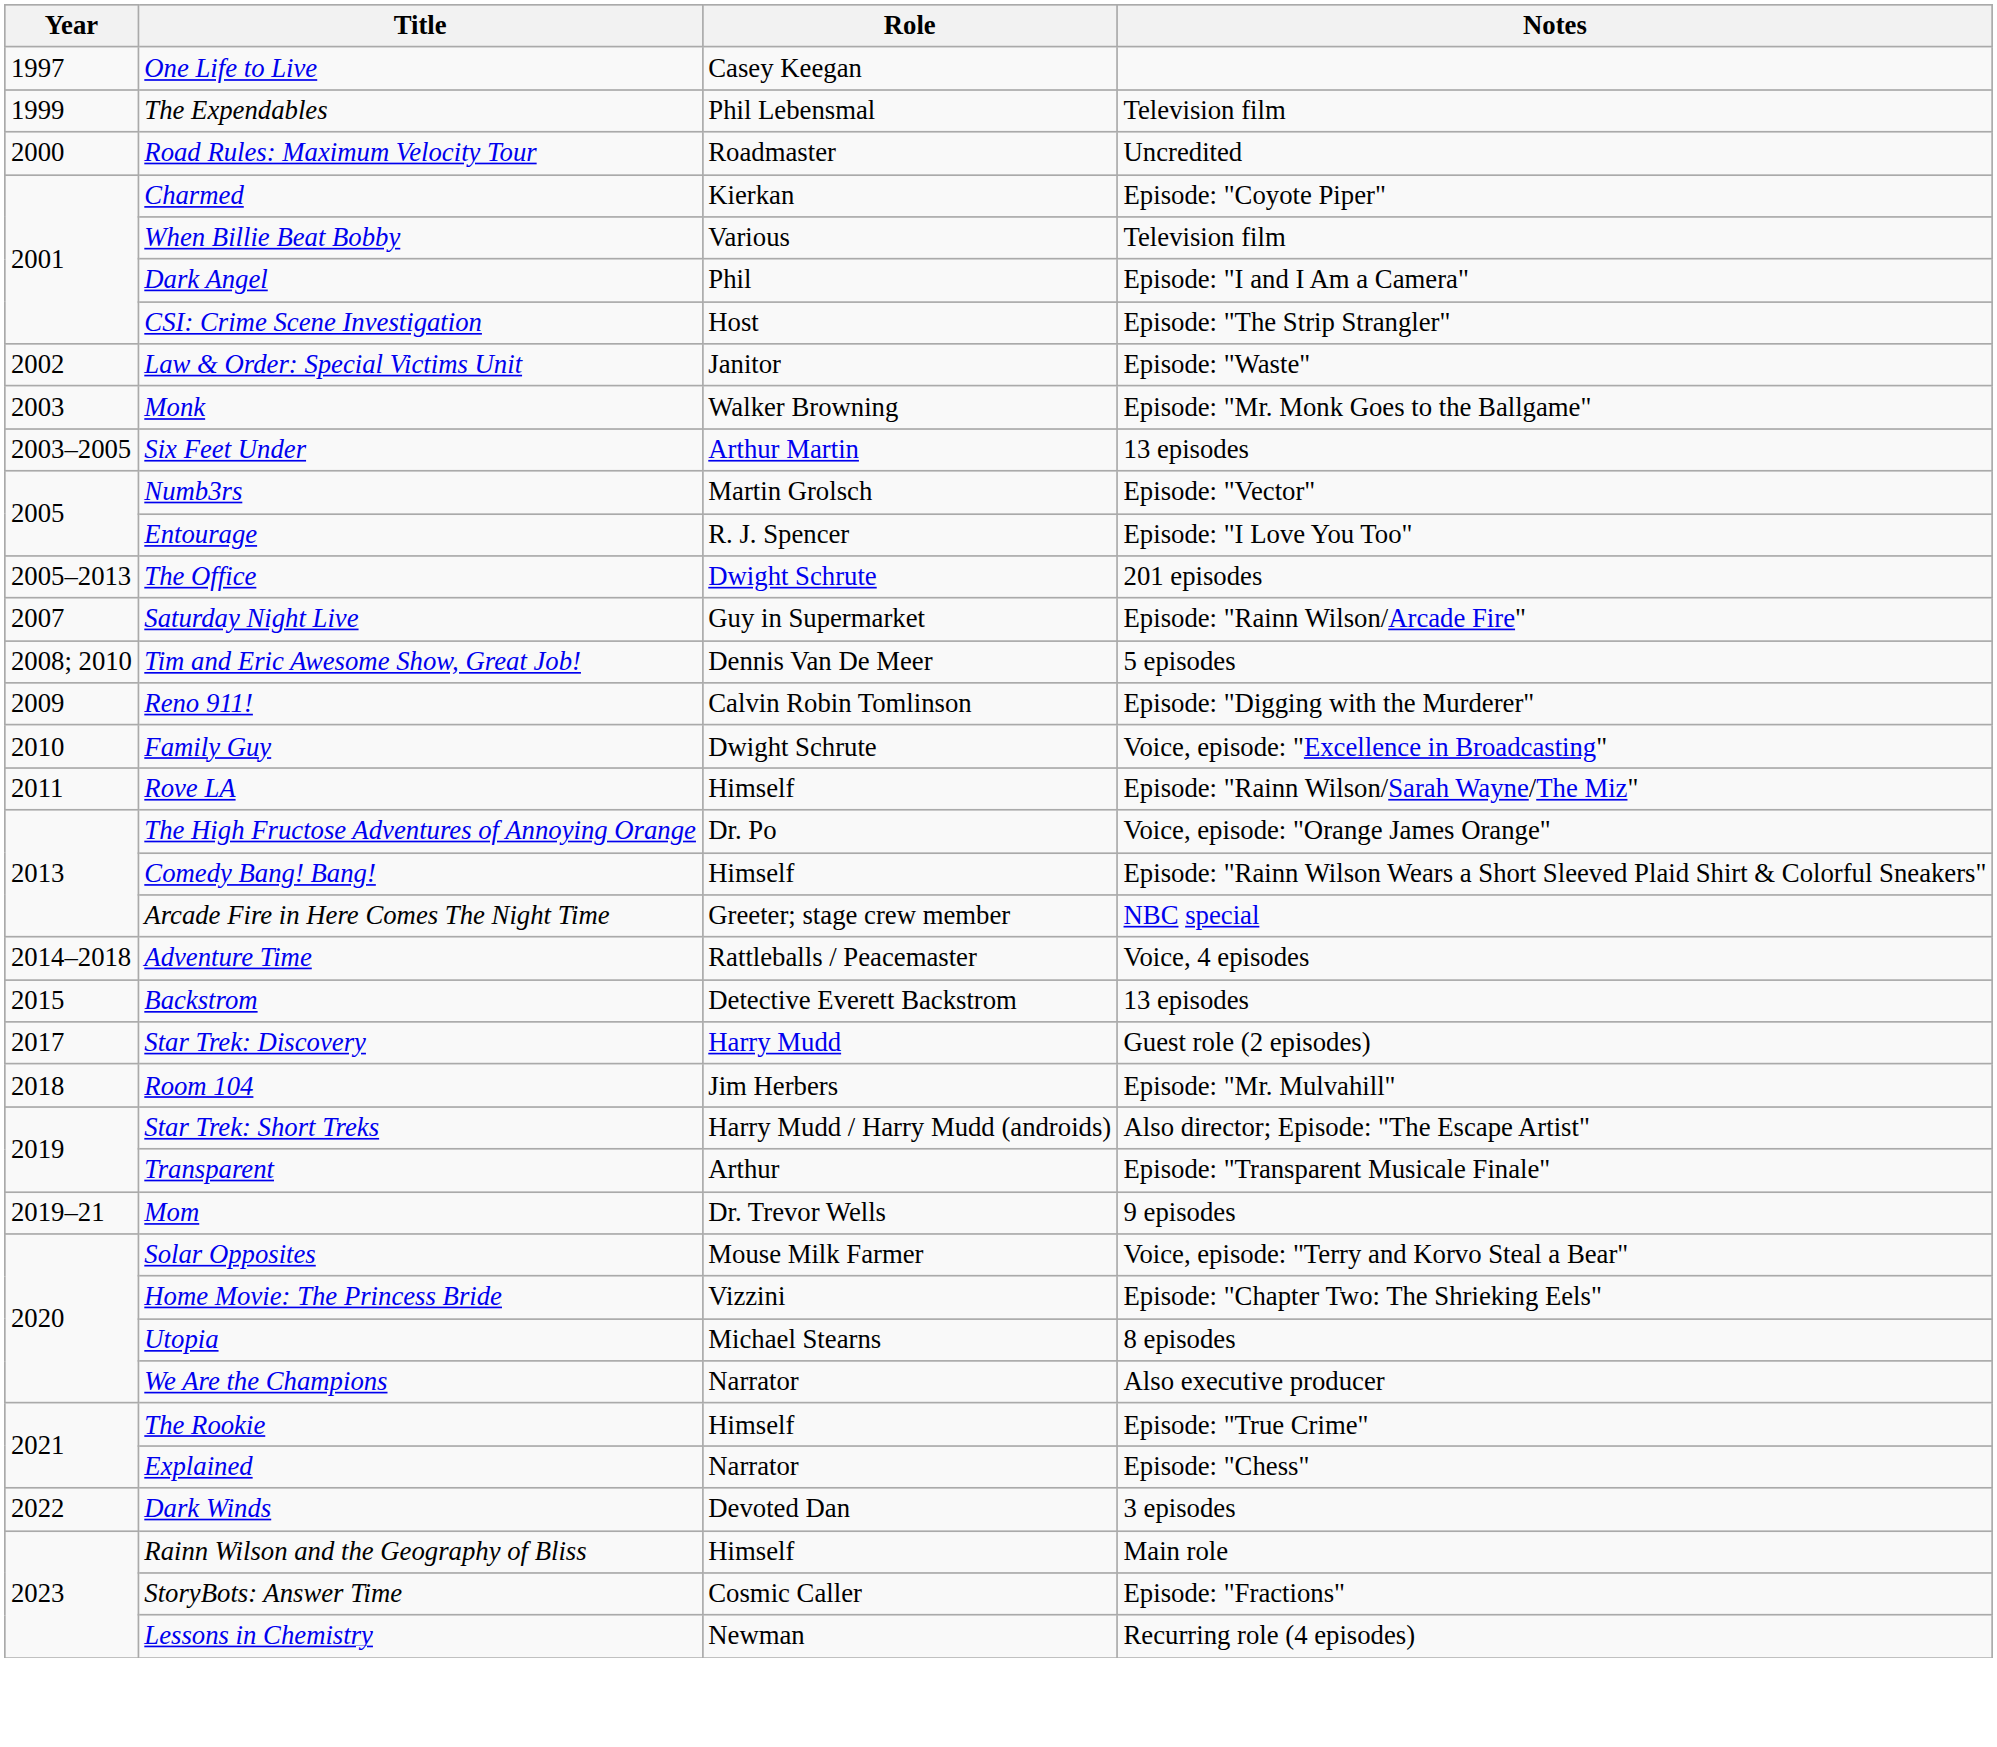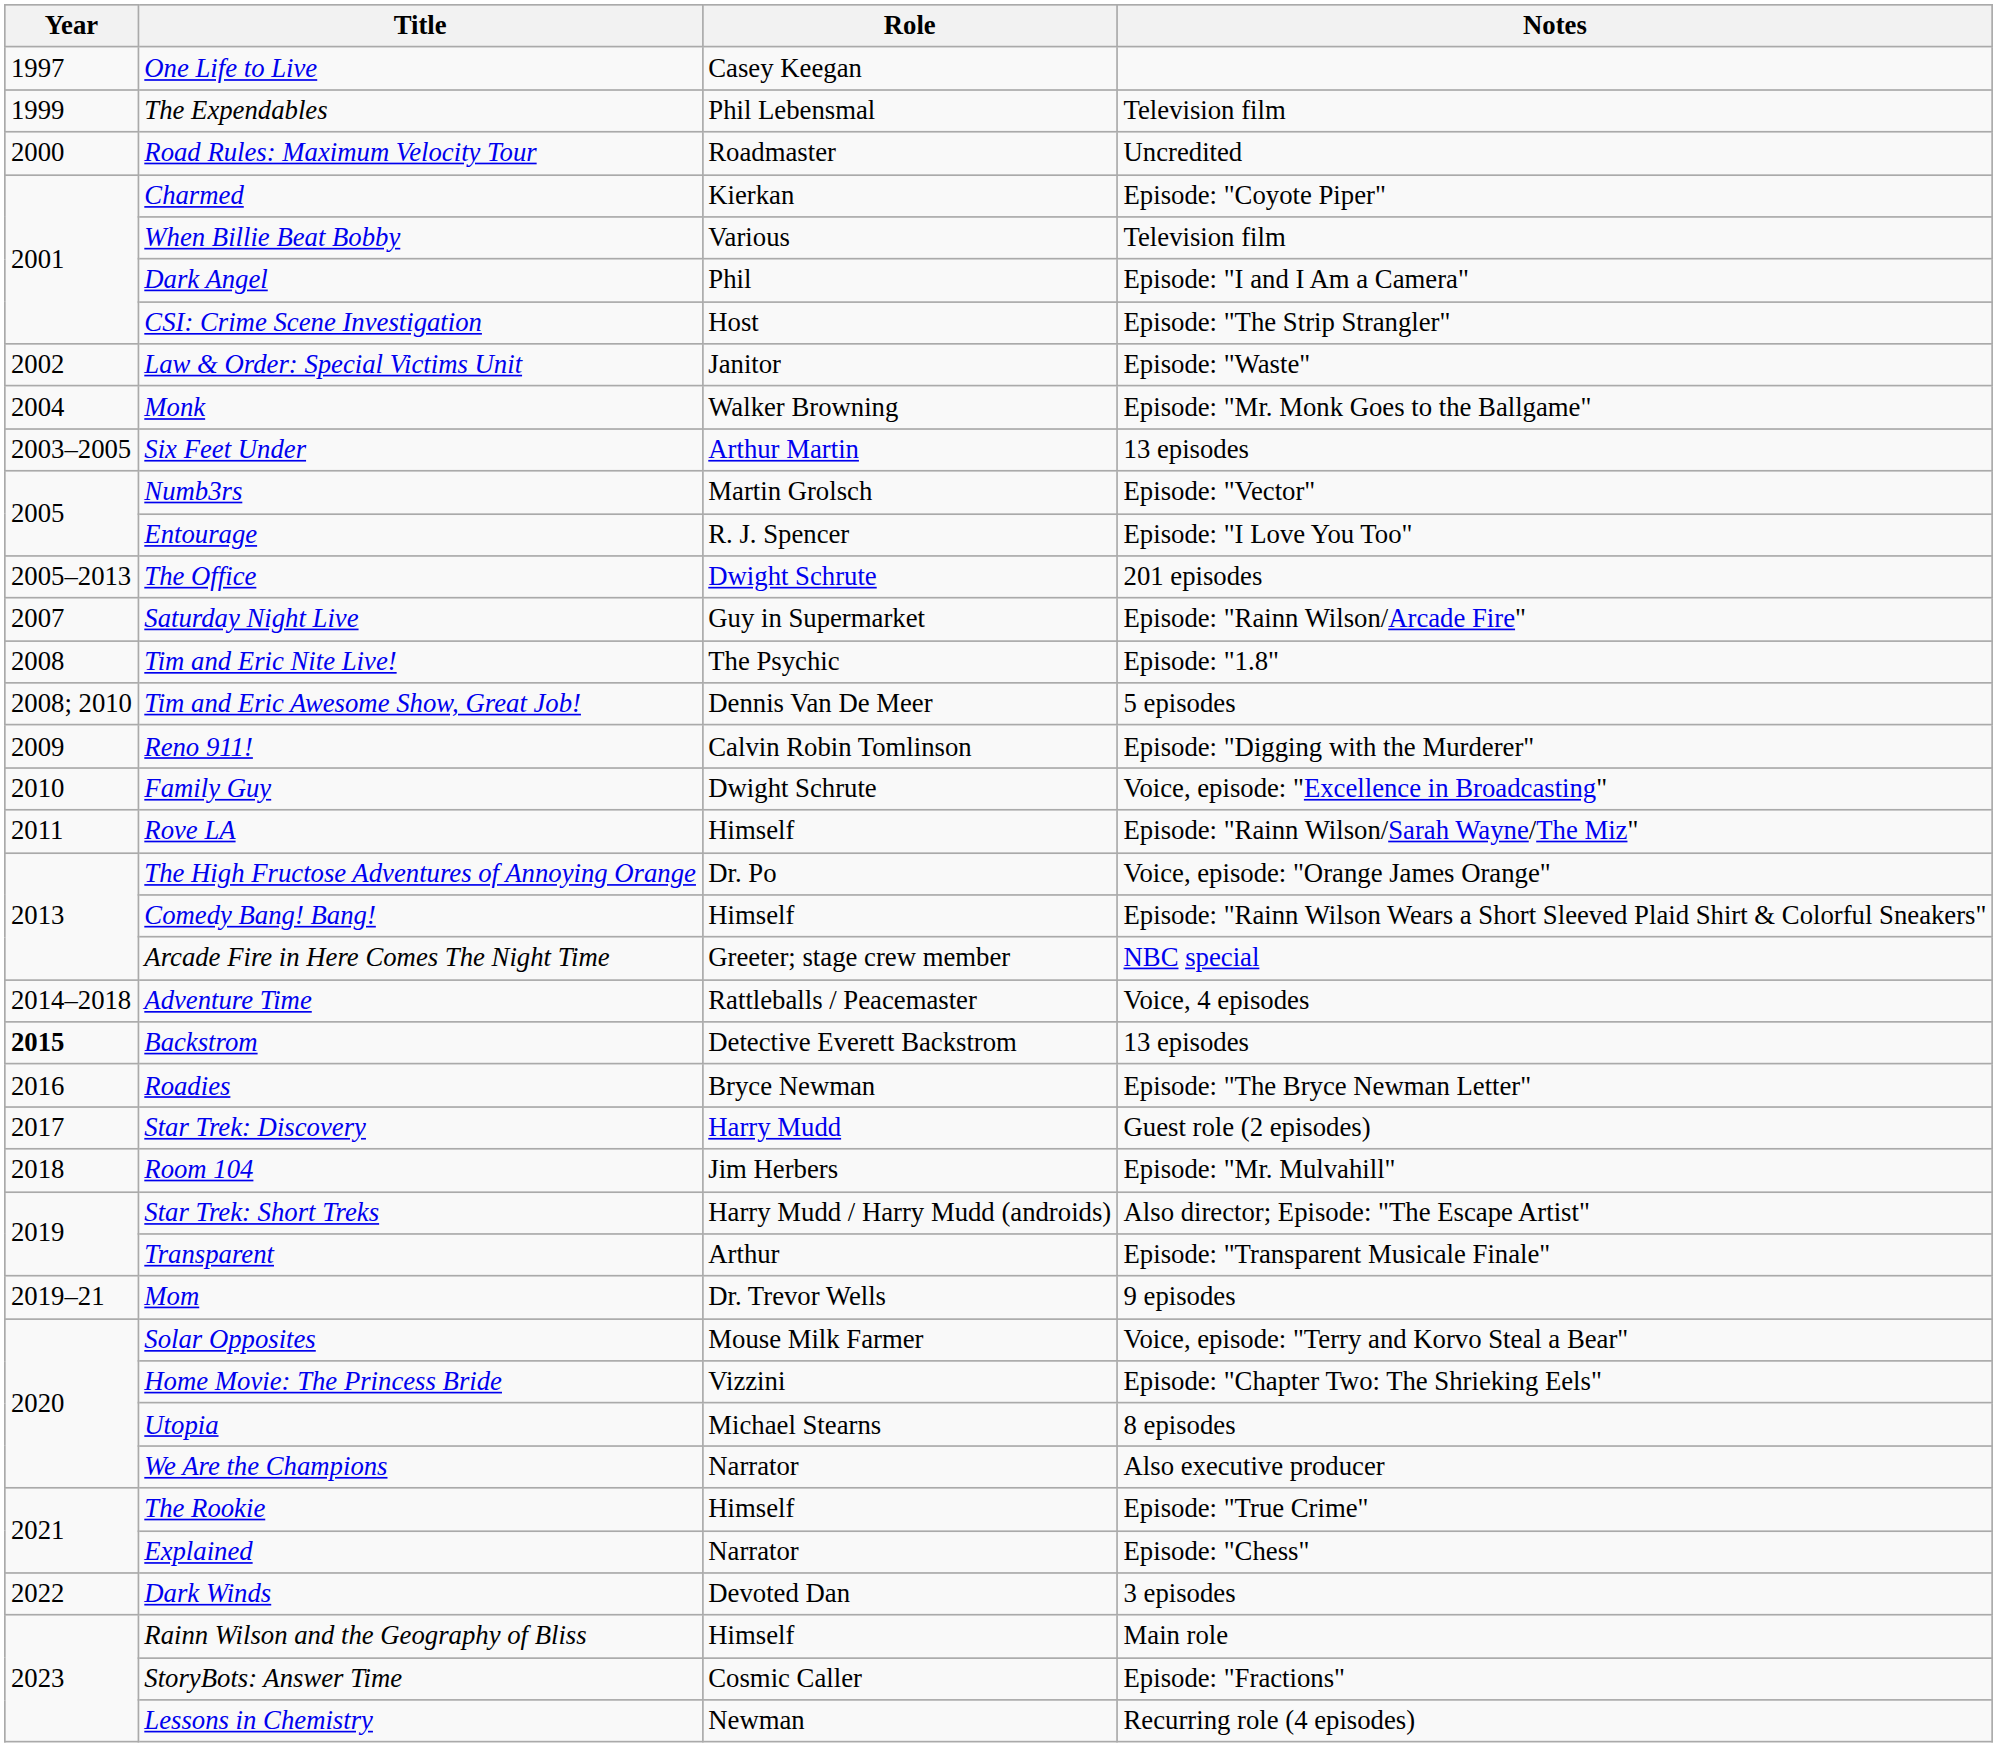(38, 407) 2003 -> (38, 407) 2004
+ row: (270, 661)
(38, 1000) normal -> (38, 1042) bold
+ row: (187, 1085)
